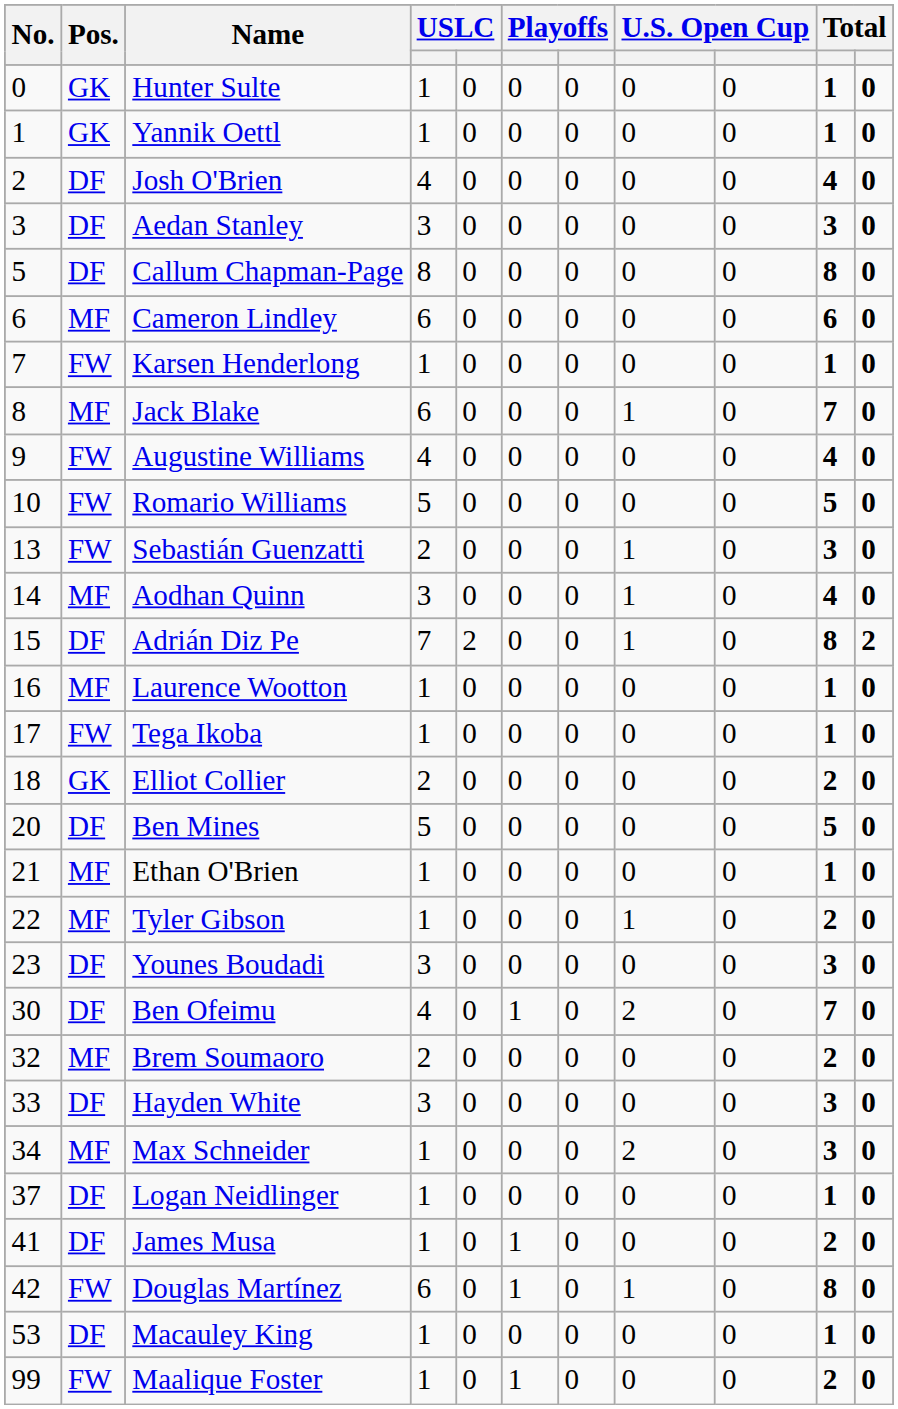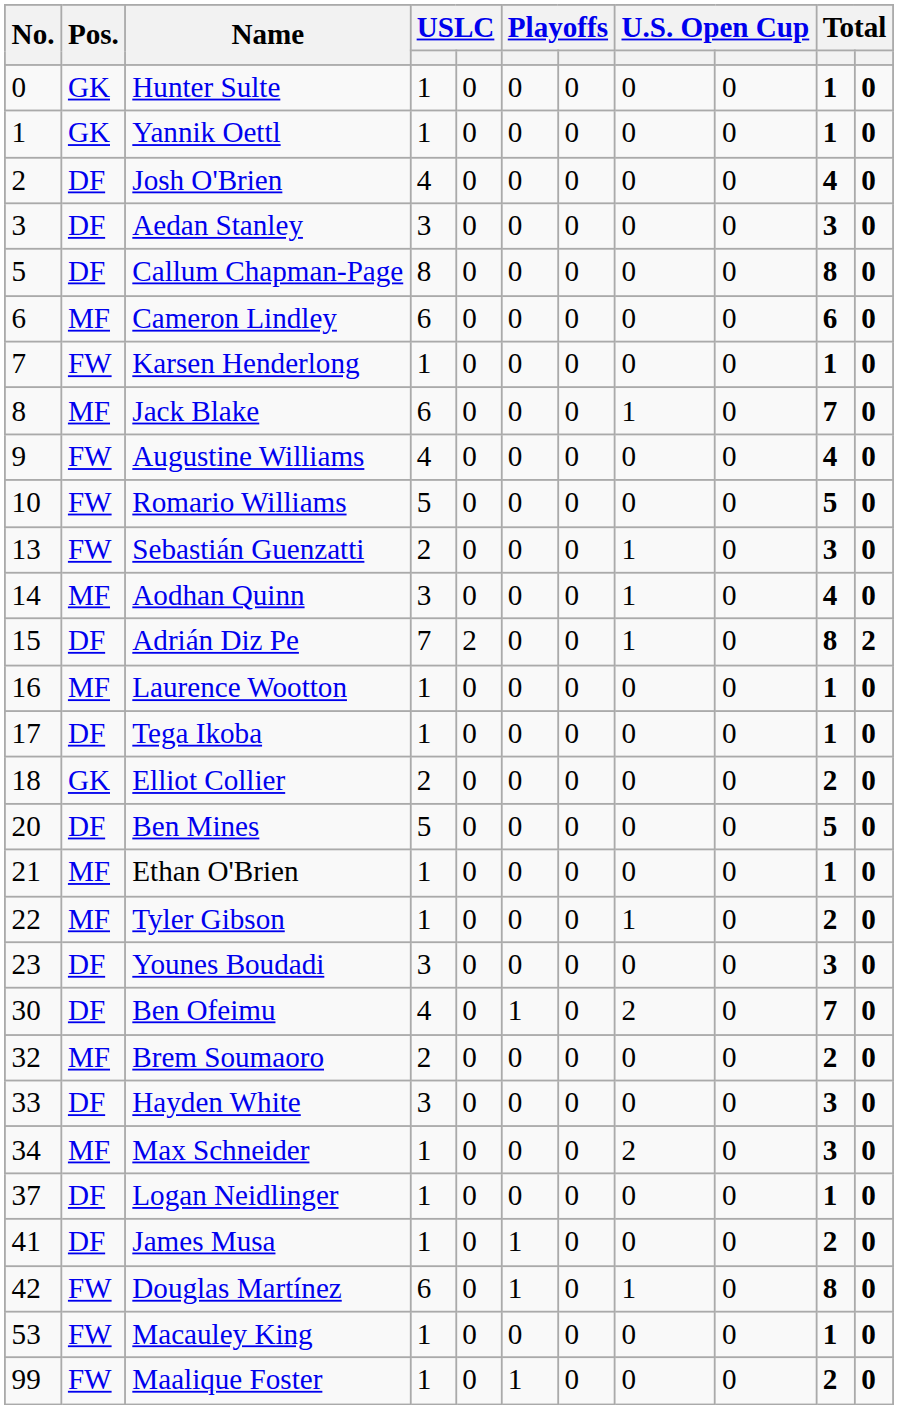(90, 733) FW -> (87, 733) DF
(87, 1334) DF -> (90, 1334) FW
